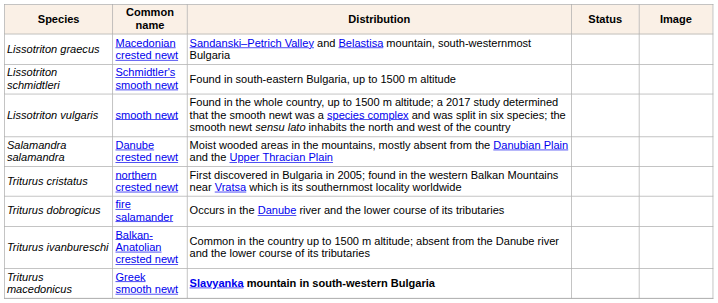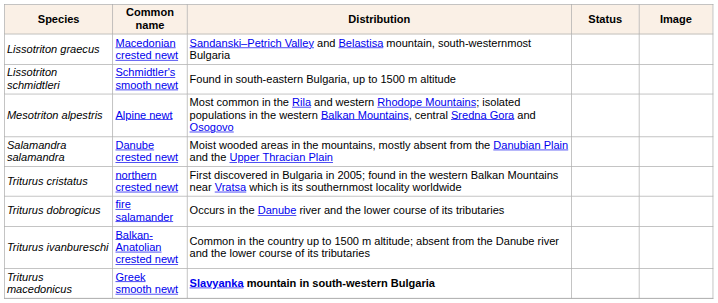- row: (53, 115)
+ row: (55, 115)
